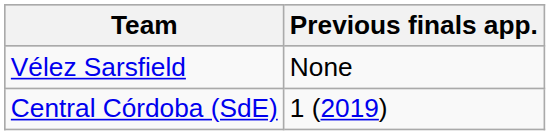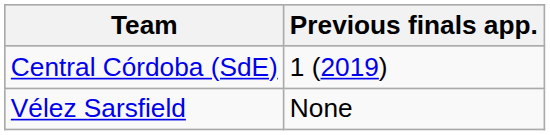rows swapped: (98, 66) <-> (144, 108)
